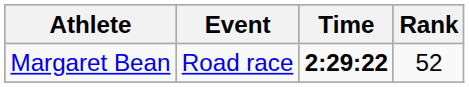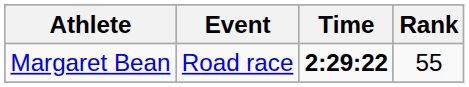(429, 63) 52 -> (429, 63) 55
